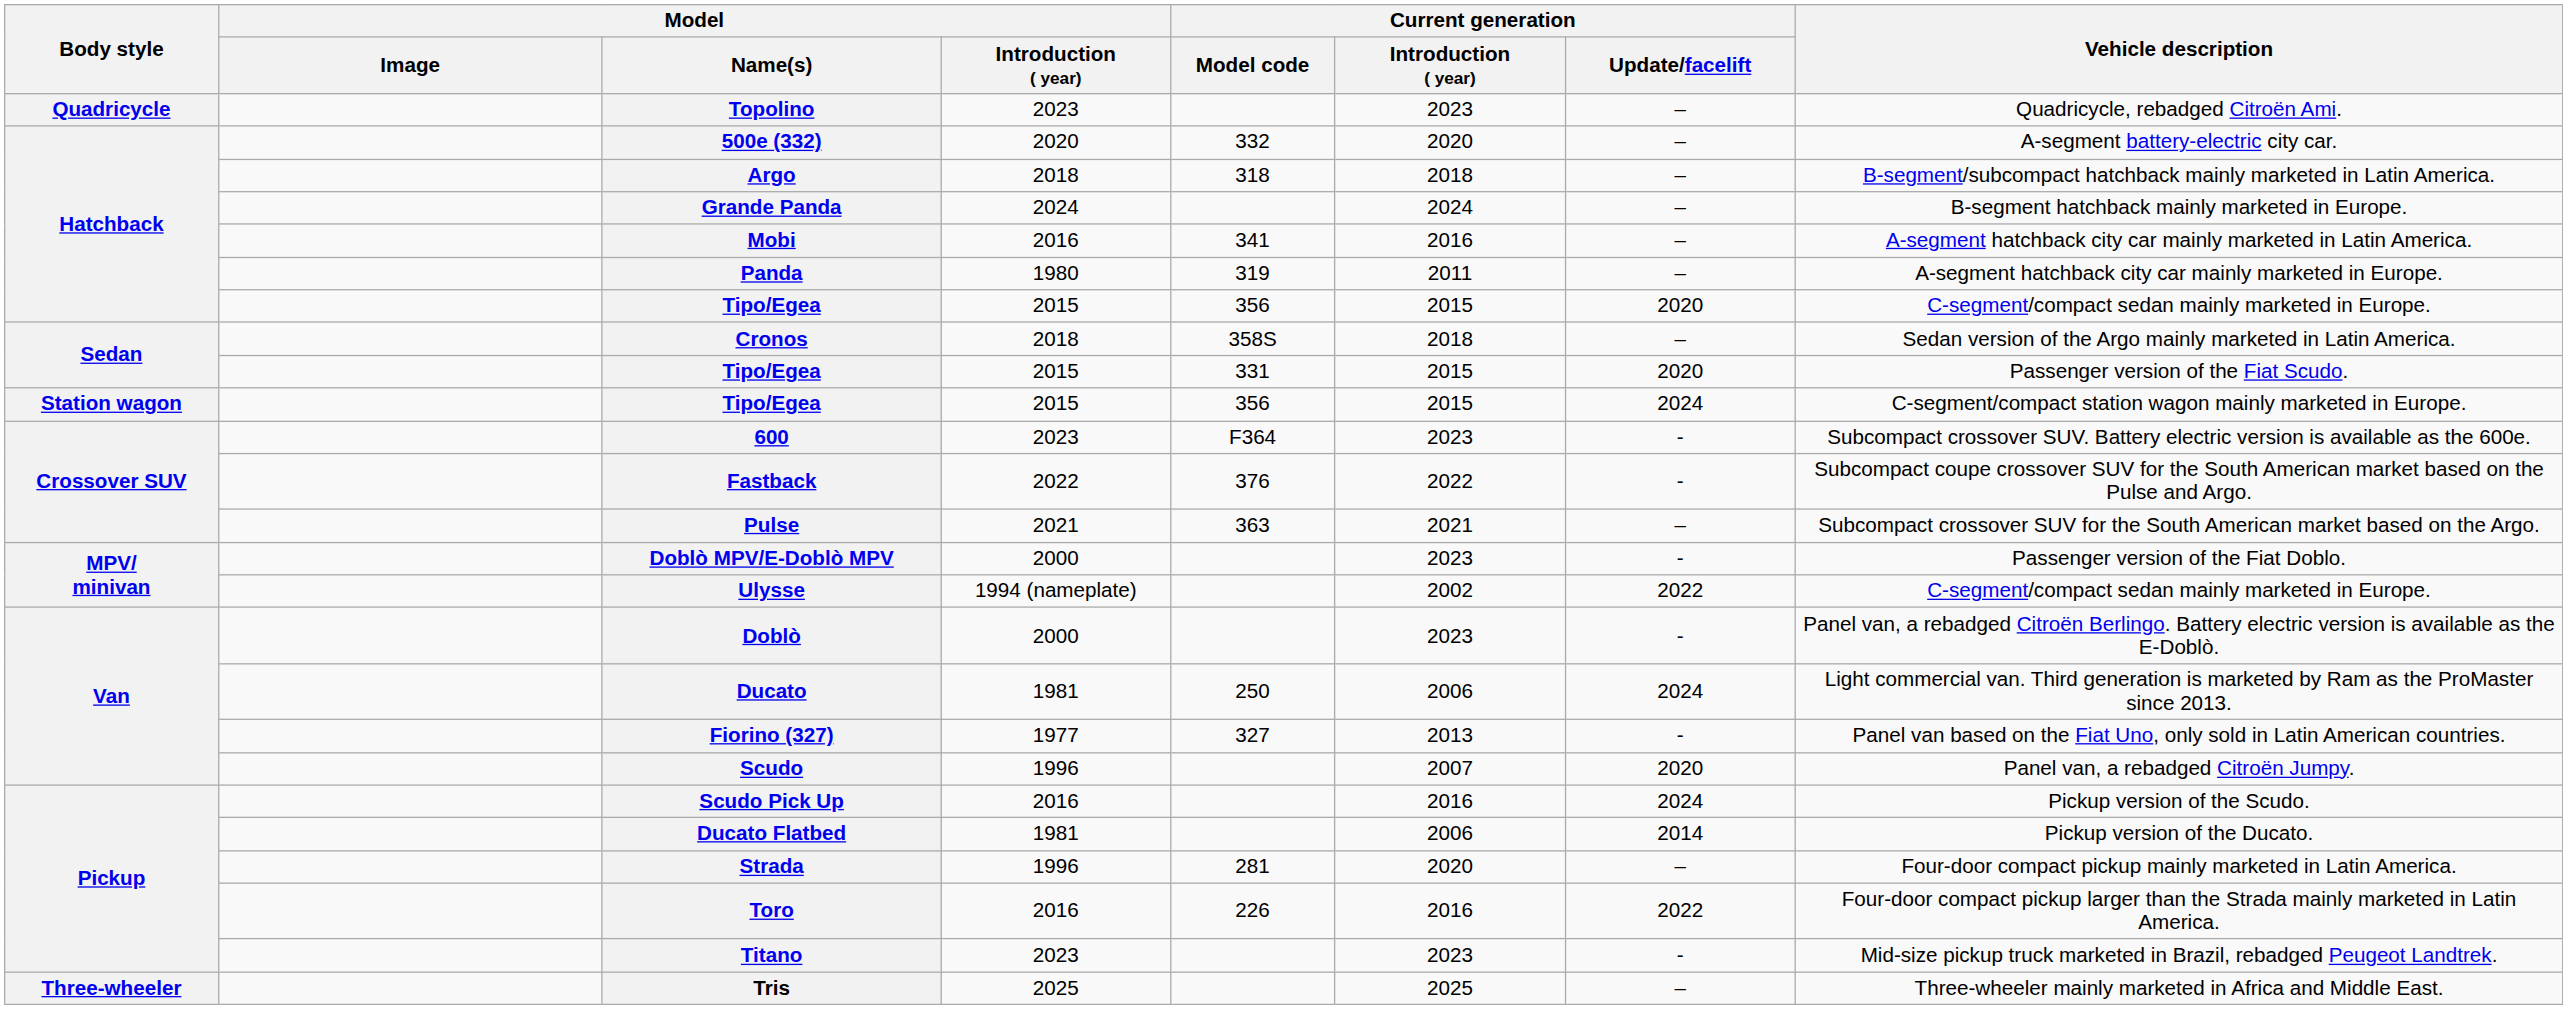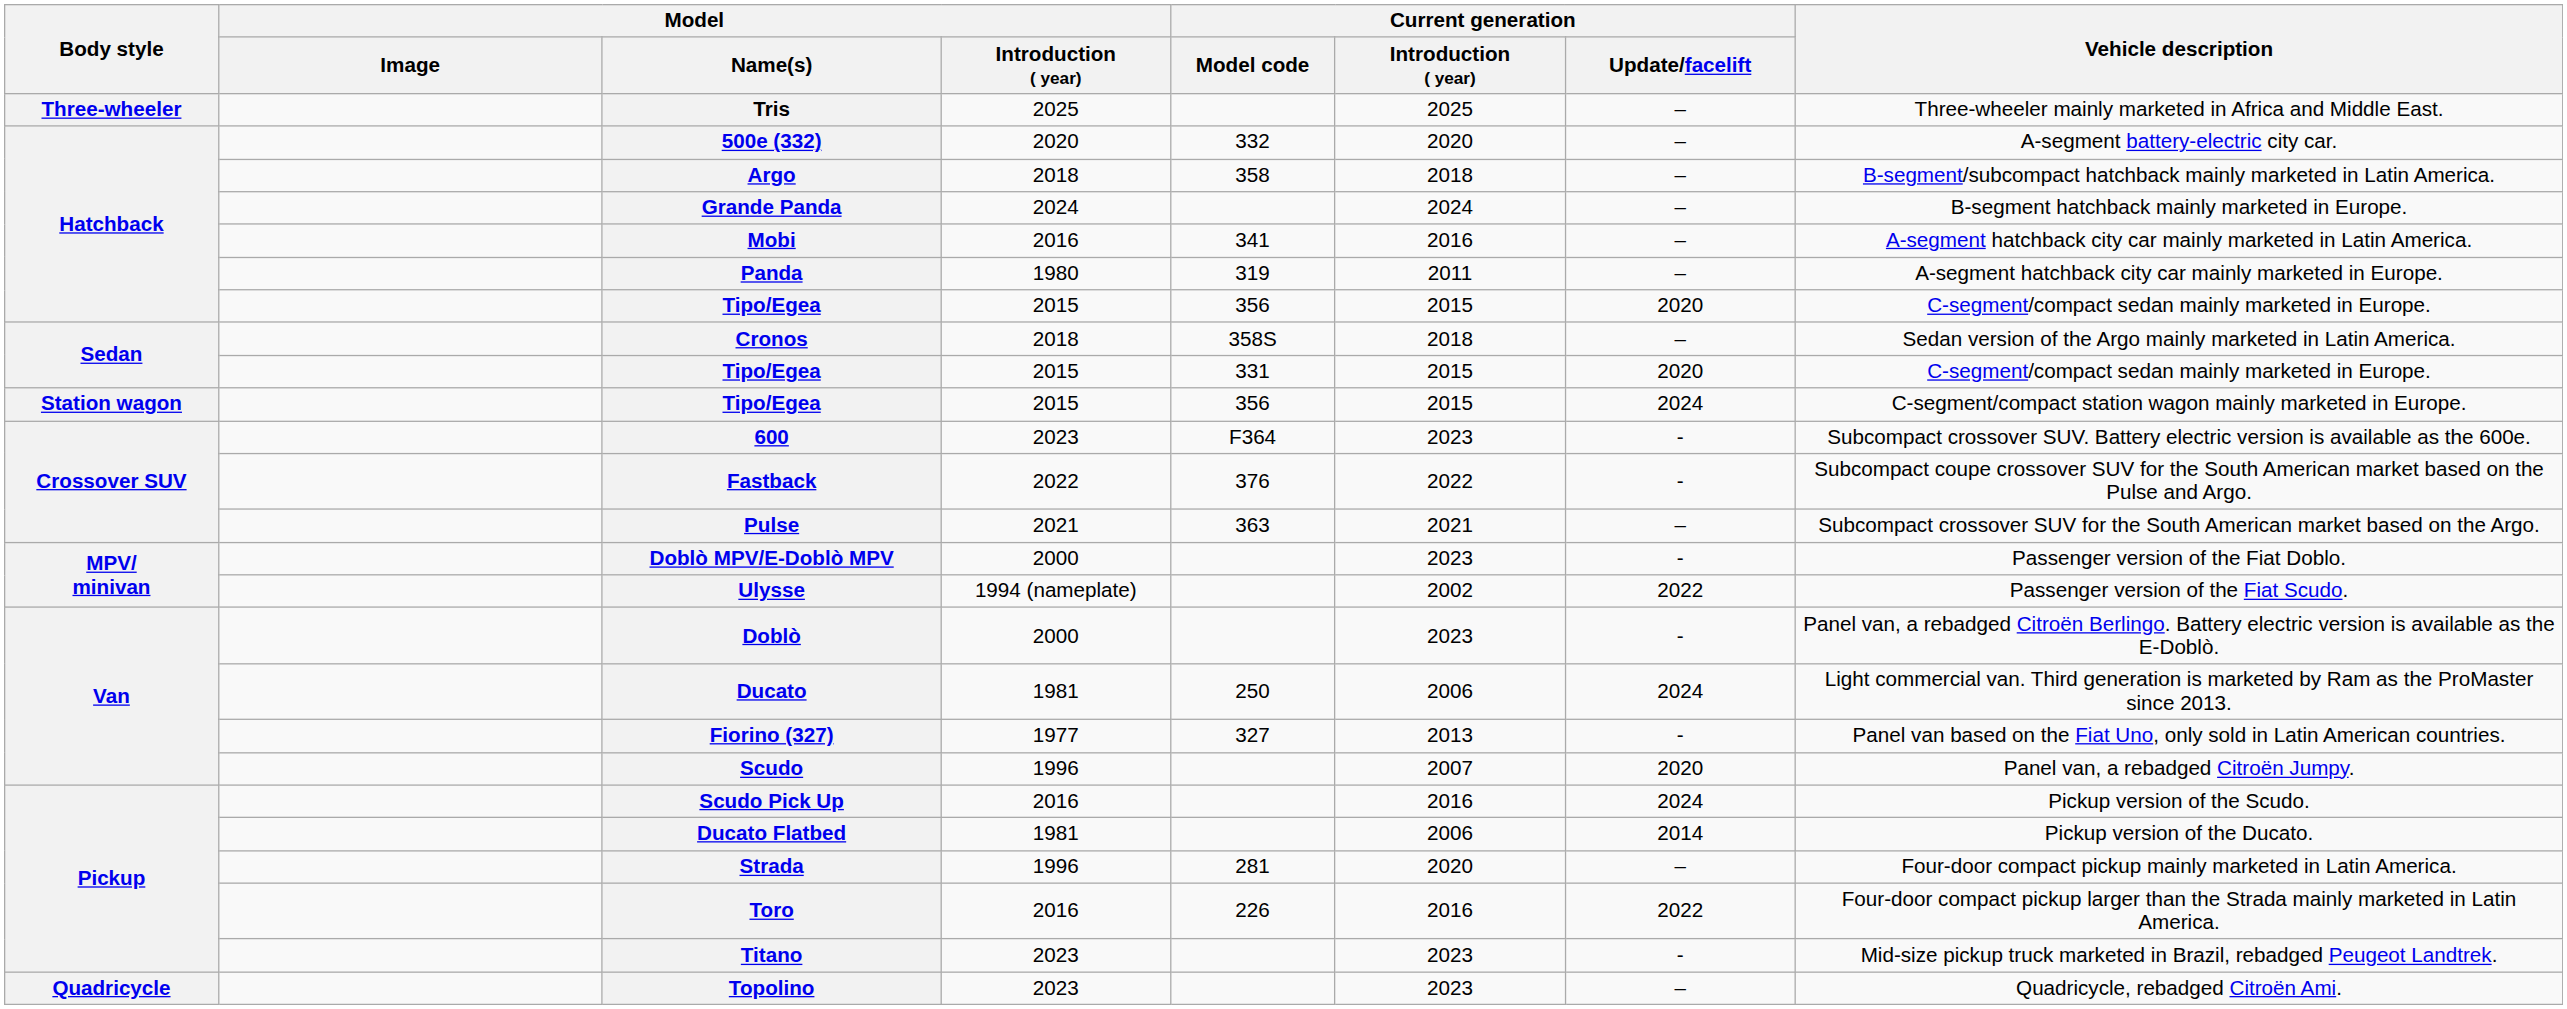rows swapped: (111, 109) <-> (111, 988)
(1253, 175) 318 -> (1253, 175) 358
(2179, 371) Passenger version of the Fiat Scudo. -> (2179, 371) C-segment/compact sedan mainly marketed in Europe.
(2179, 591) C-segment/compact sedan mainly marketed in Europe. -> (2179, 591) Passenger version of the Fiat Scudo.
